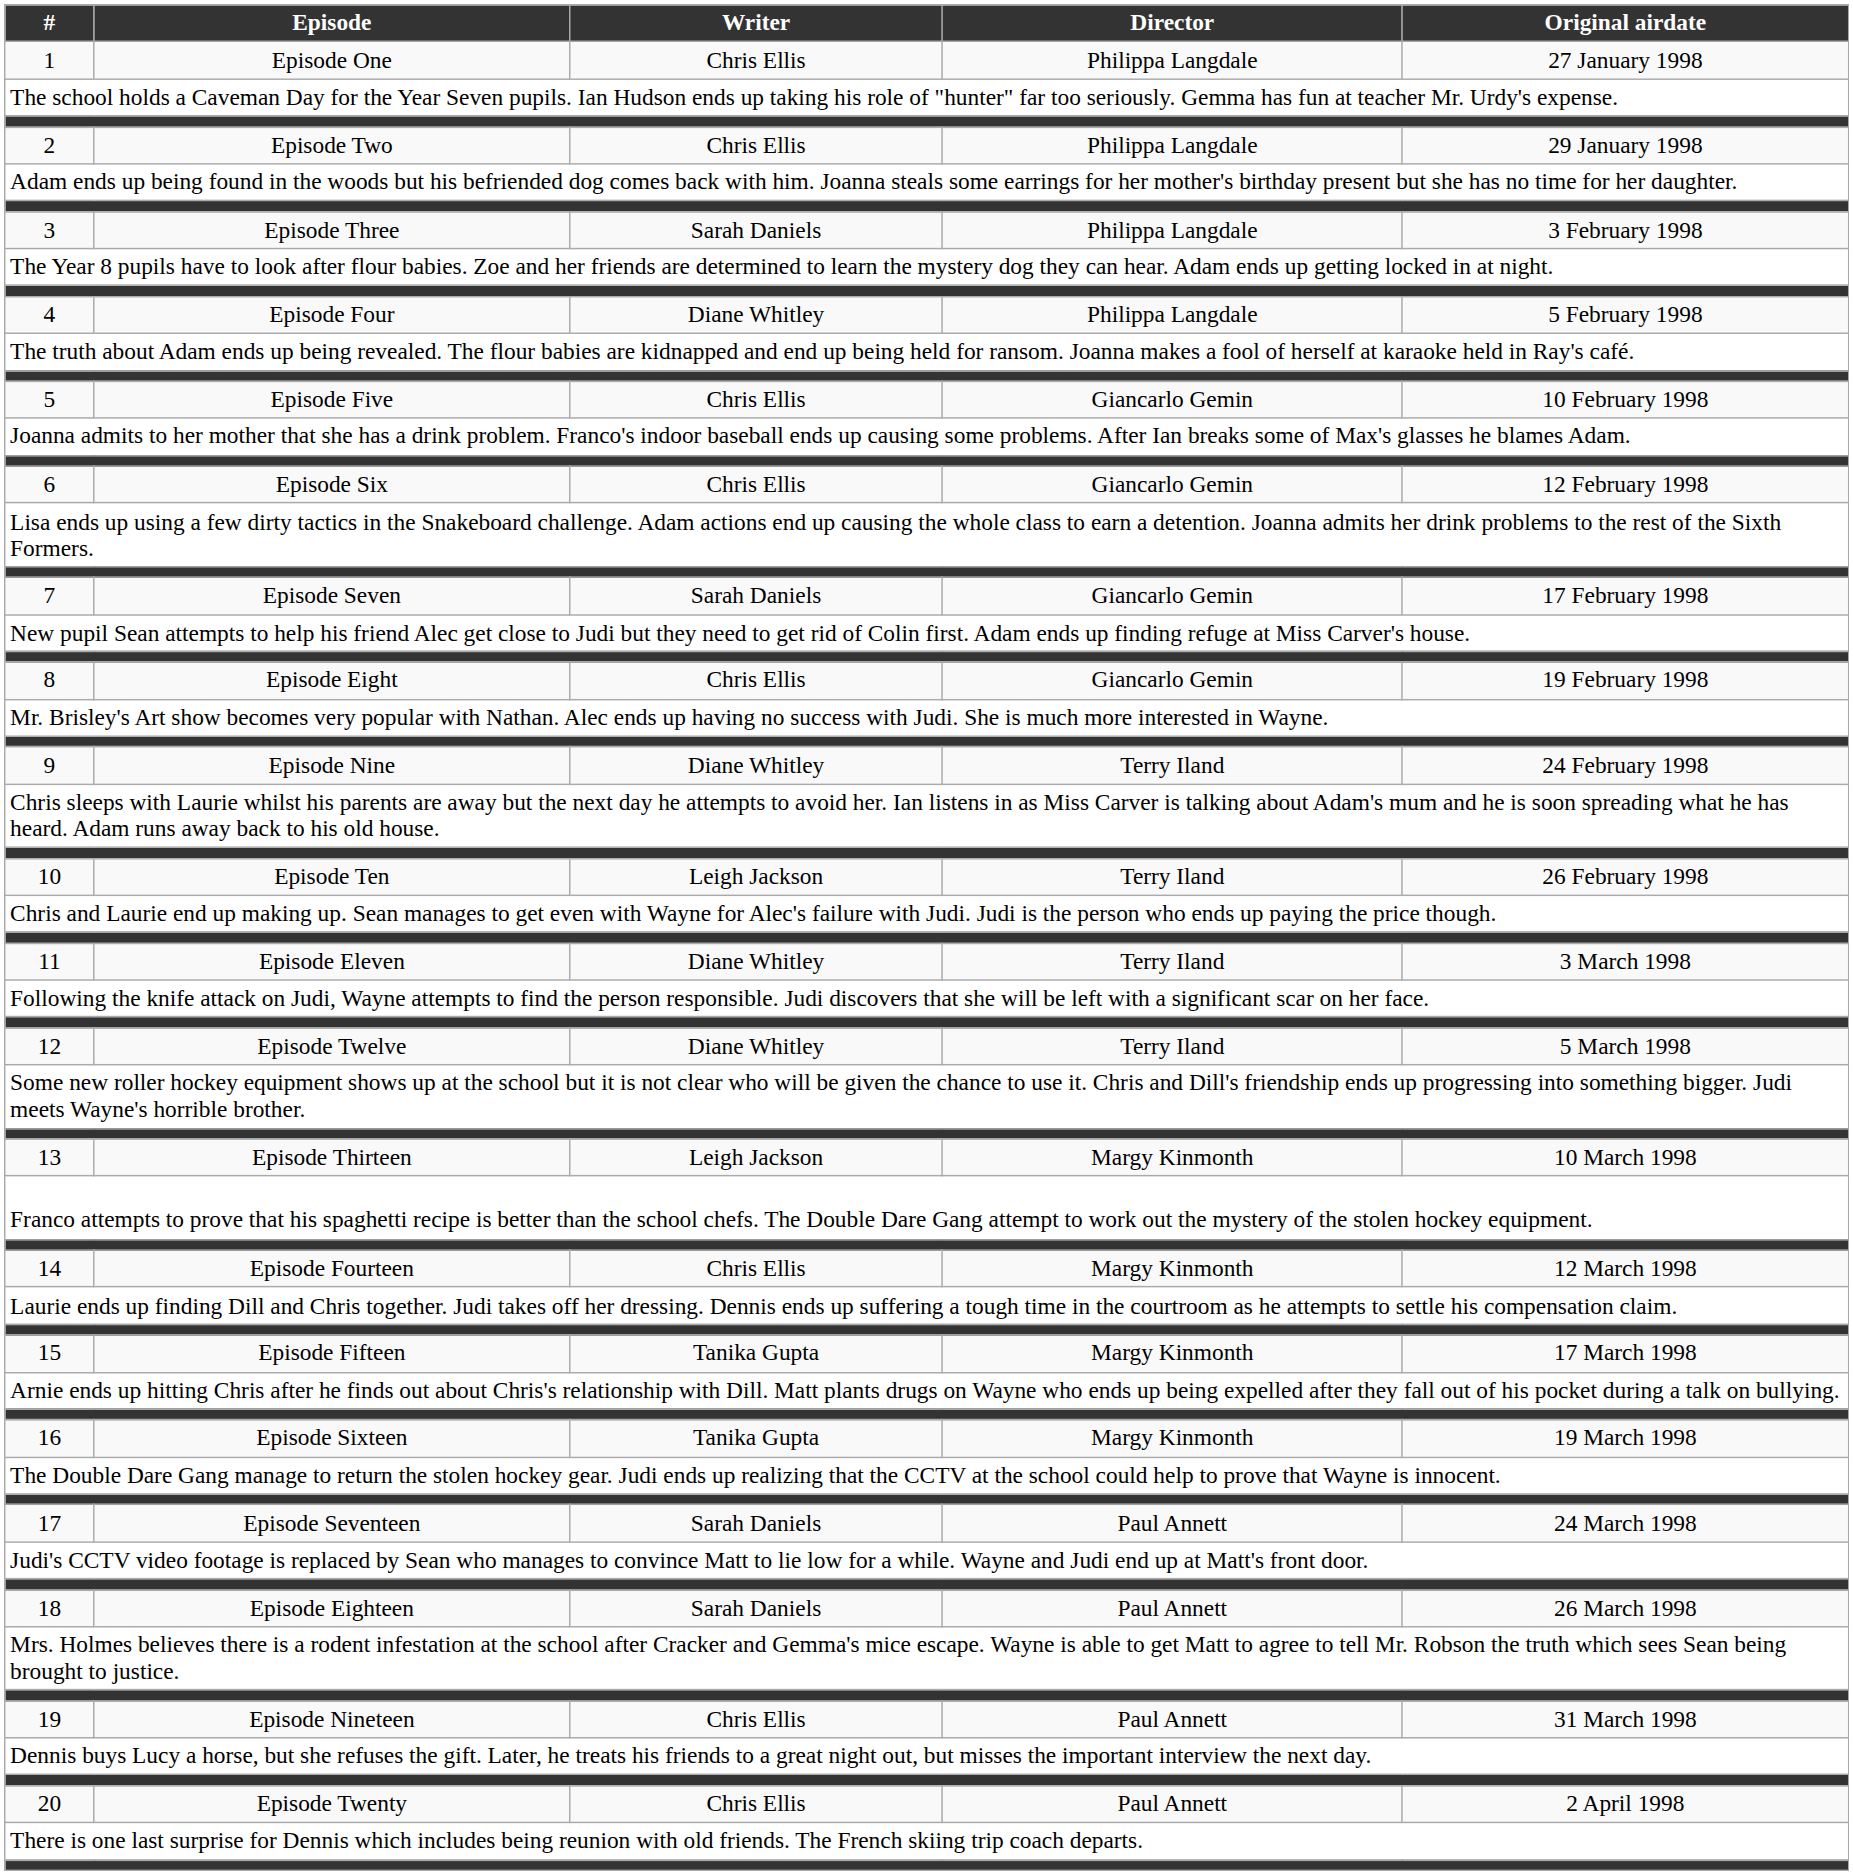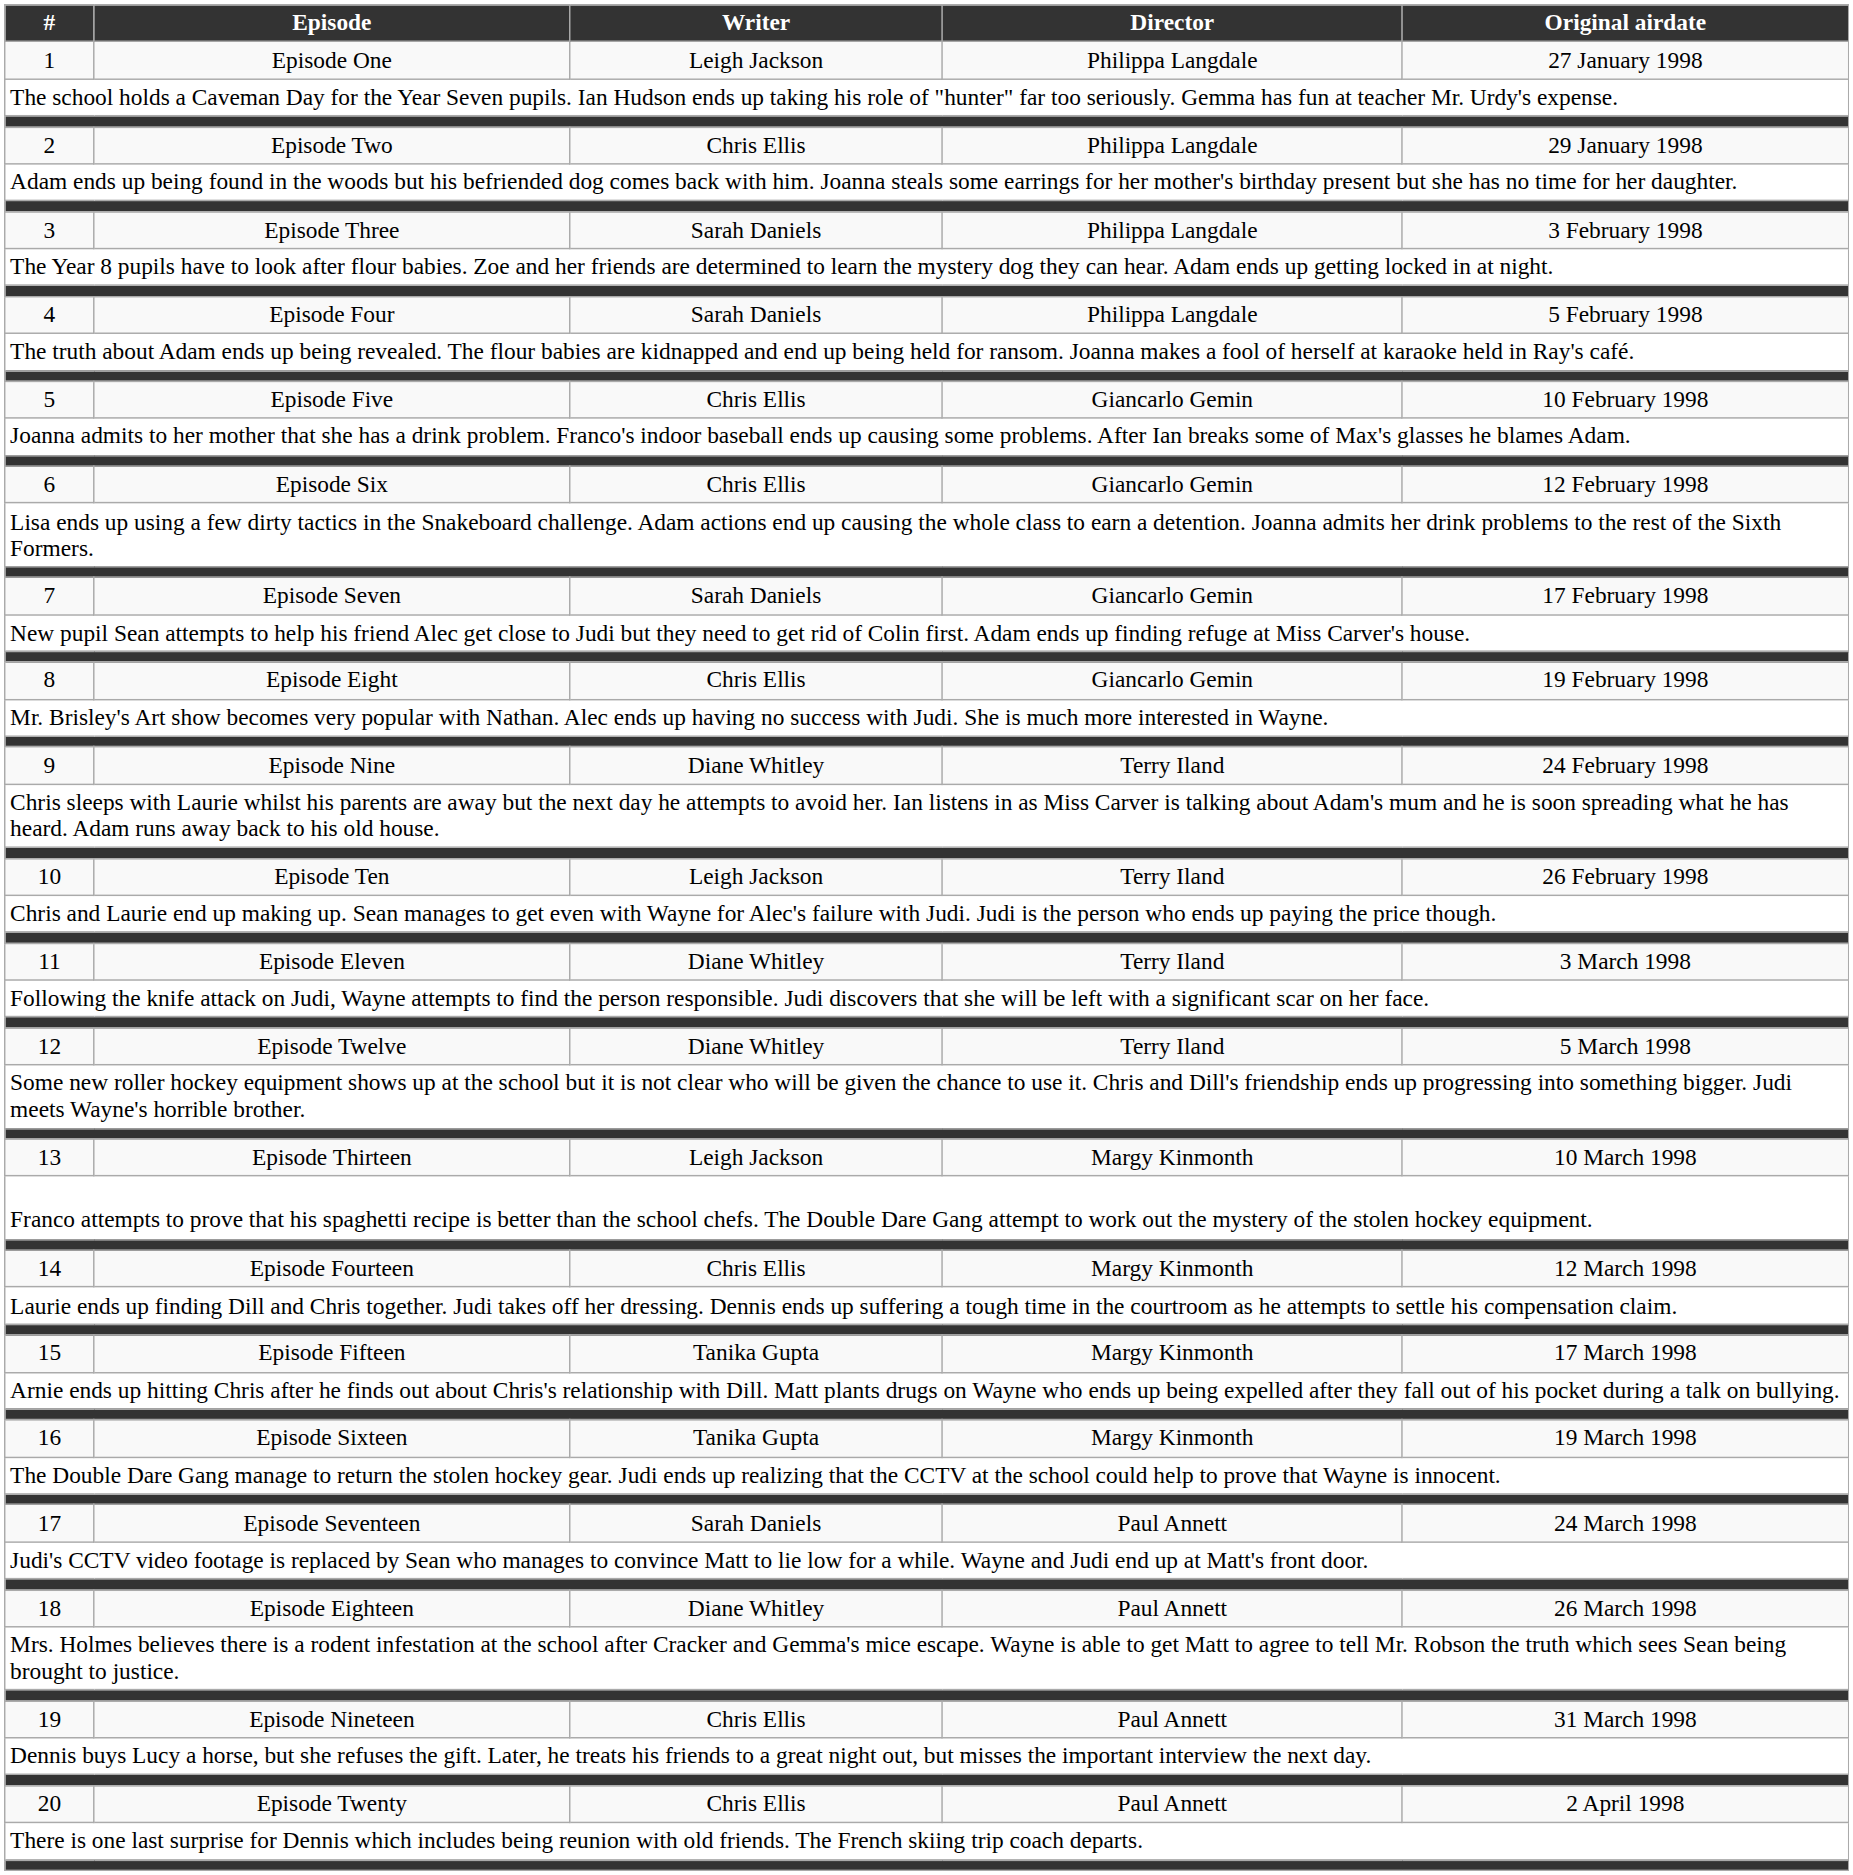(756, 60) Chris Ellis -> (756, 60) Leigh Jackson
(756, 314) Diane Whitley -> (756, 314) Sarah Daniels
(756, 1607) Sarah Daniels -> (756, 1607) Diane Whitley
